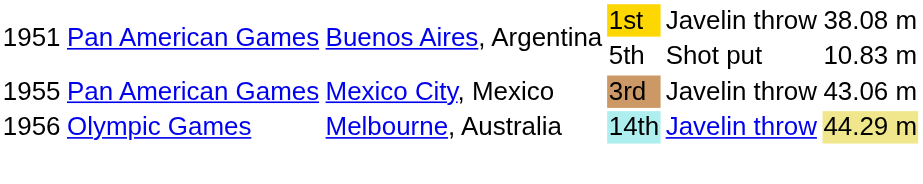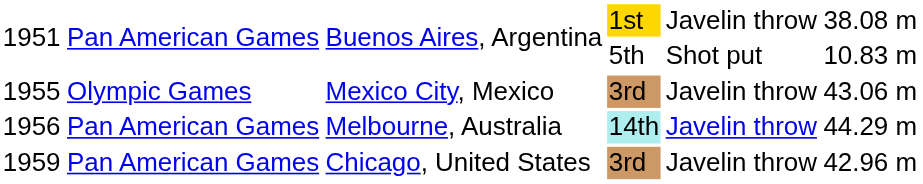(193, 91) Pan American Games -> (159, 91) Olympic Games
(159, 127) Olympic Games -> (193, 127) Pan American Games
(870, 127) khaki background -> (870, 127) no background
+ row: (32, 162)
